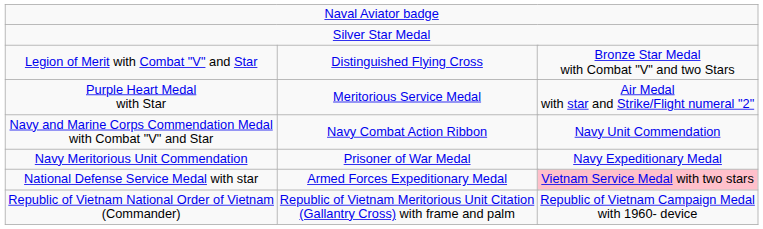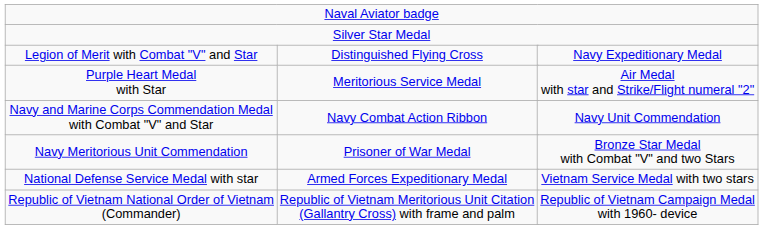(648, 62) Bronze Star Medal with Combat "V" and two Stars -> (648, 55) Navy Expeditionary Medal
(648, 159) Navy Expeditionary Medal -> (648, 152) Bronze Star Medal with Combat "V" and two Stars
(648, 179) pink background -> (648, 179) no background
